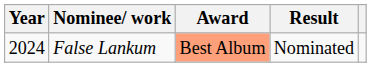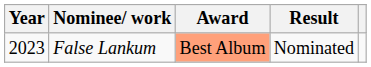(27, 47) 2024 -> (27, 47) 2023
